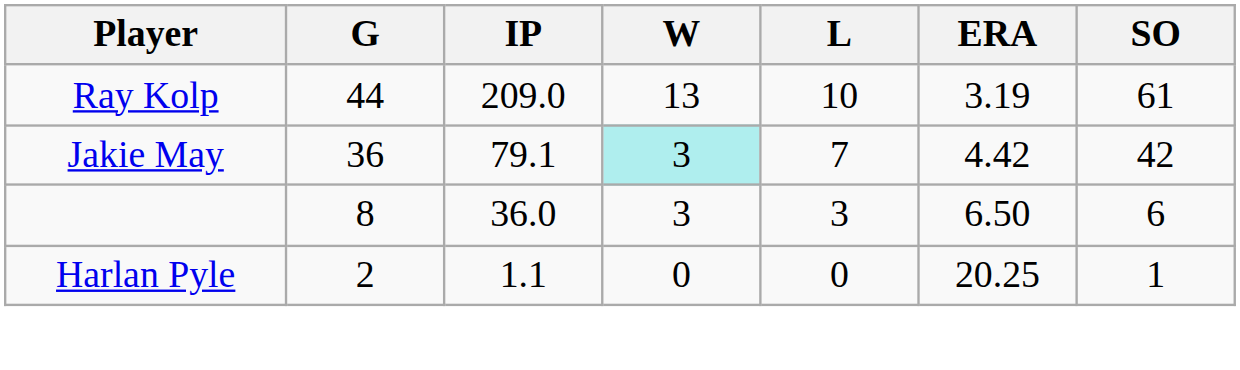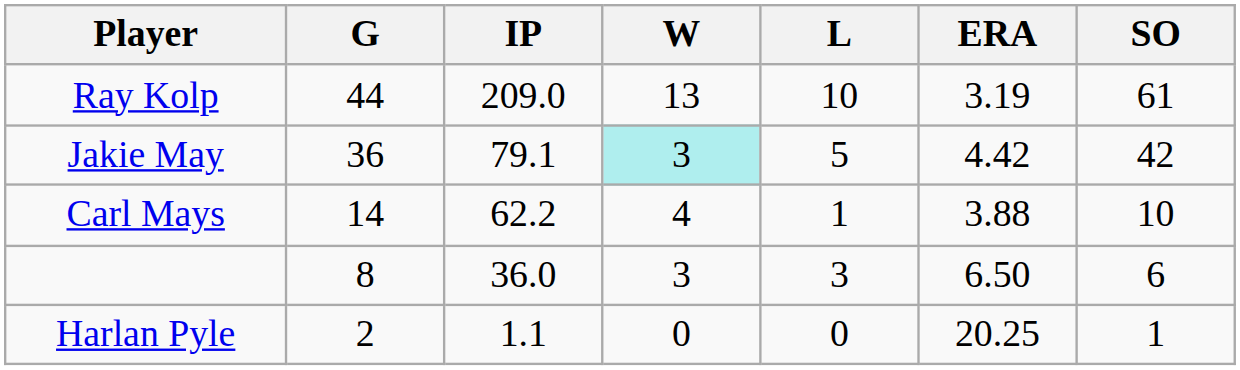(839, 154) 7 -> (839, 154) 5
+ row: (146, 214)
